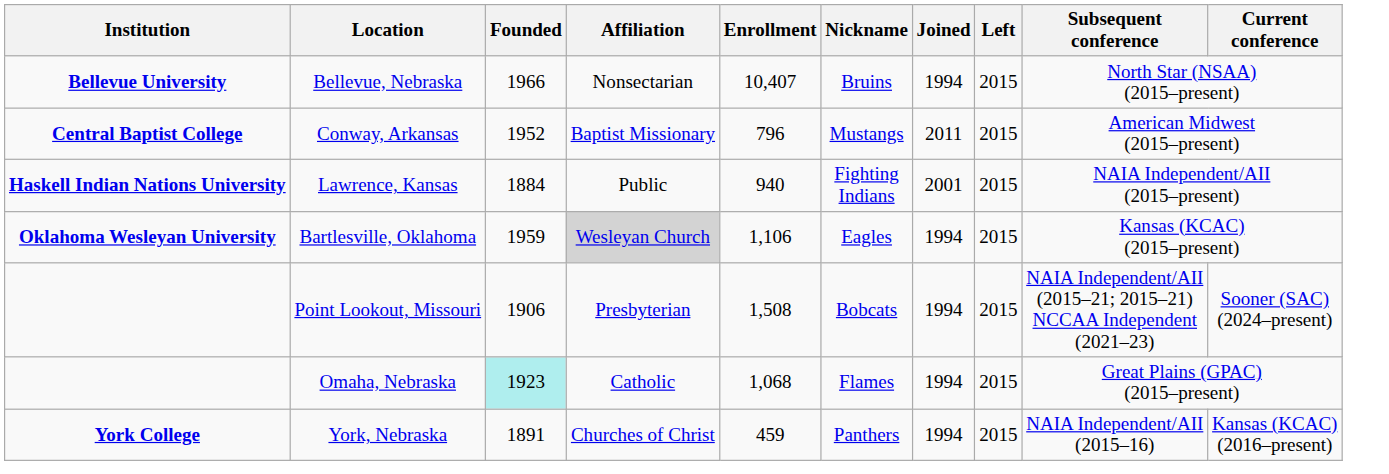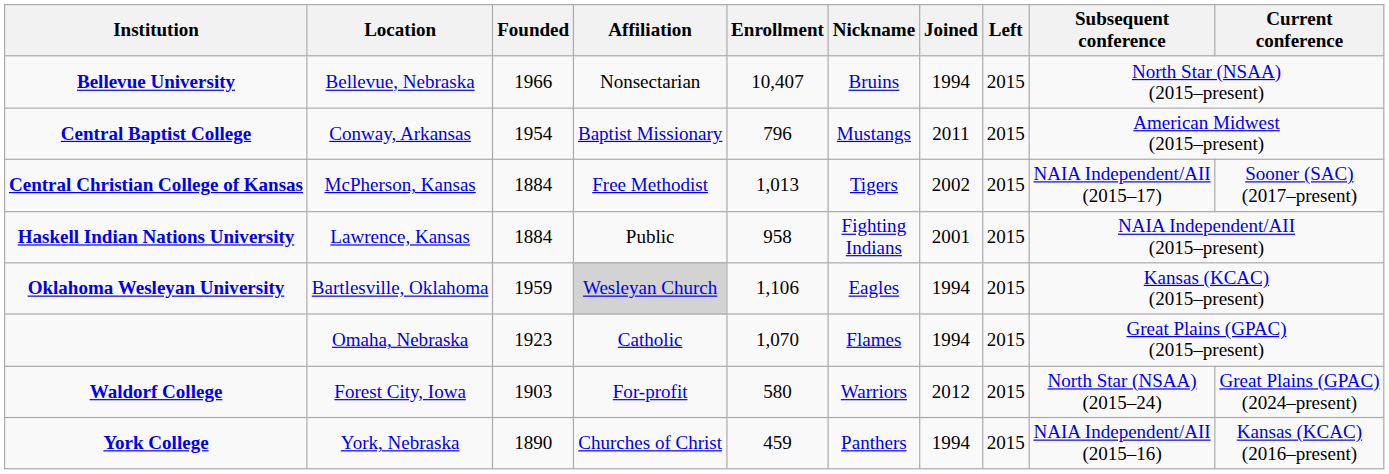(526, 133) 1952 -> (533, 133) 1954
+ row: (400, 185)
(770, 185) 940 -> (777, 236) 958
- row: (388, 309)
(526, 382) paleturquoise background -> (533, 340) no background
(770, 382) 1,068 -> (777, 340) 1,070
+ row: (400, 391)
(526, 434) 1891 -> (533, 443) 1890
